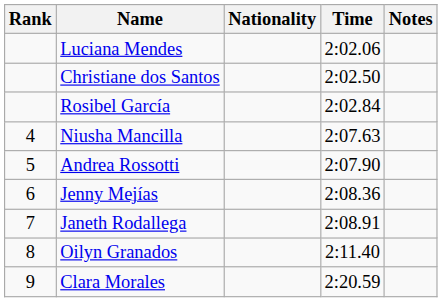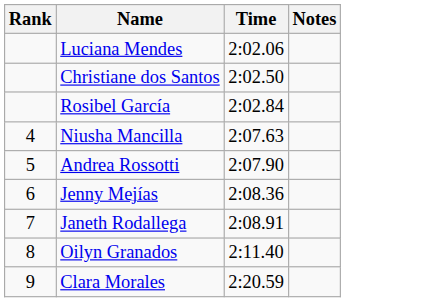- column: (272, 19)
